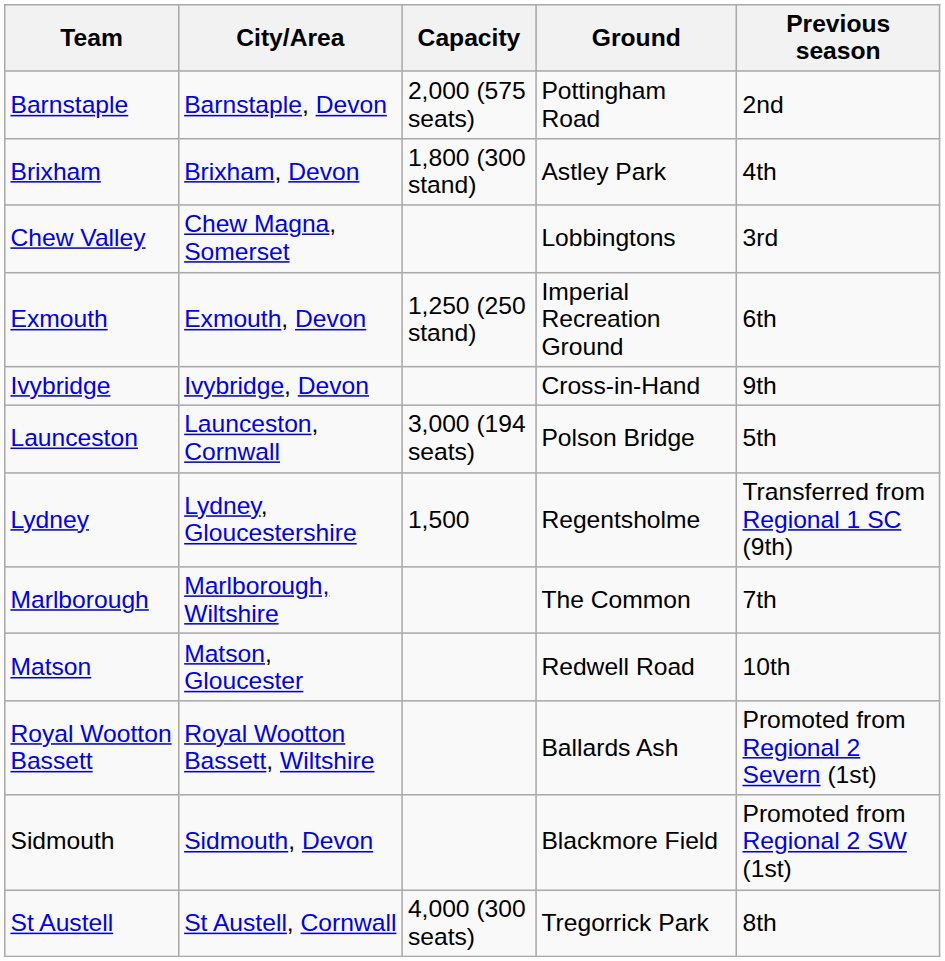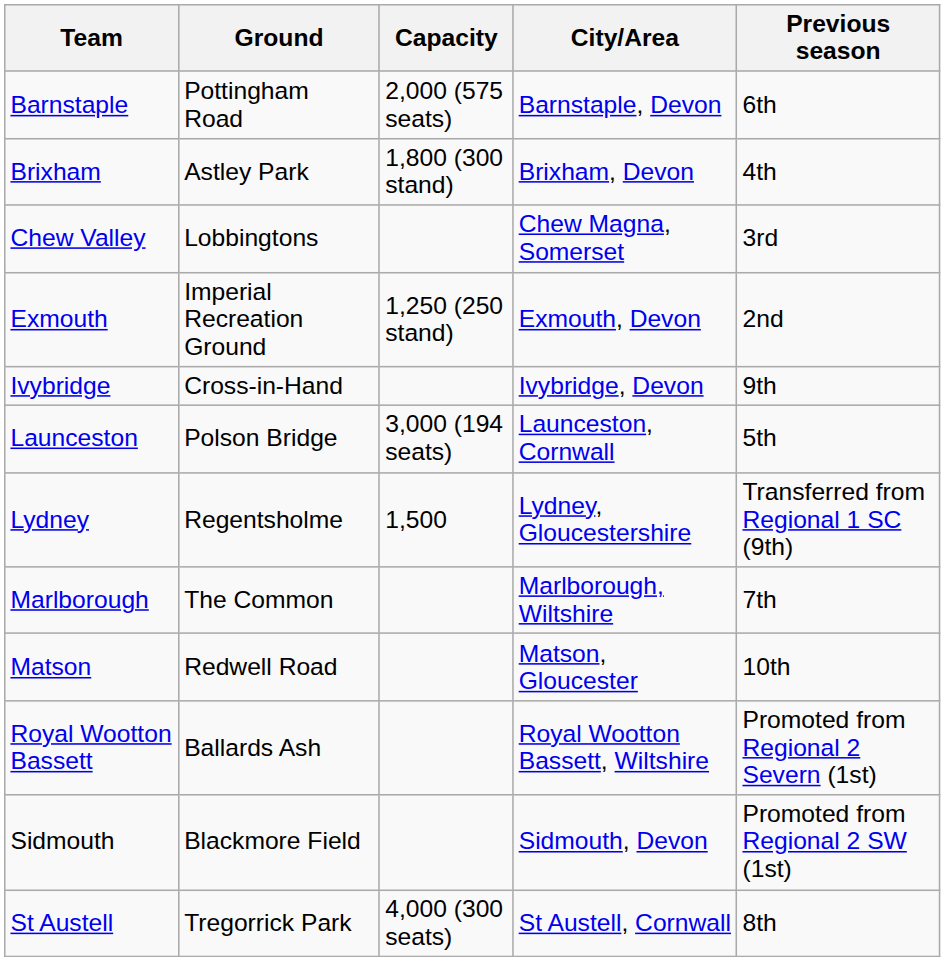columns swapped: (636, 37) <-> (290, 37)
(763, 104) 2nd -> (760, 104) 6th
(760, 318) 6th -> (763, 318) 2nd
